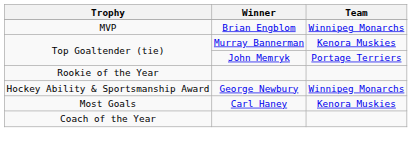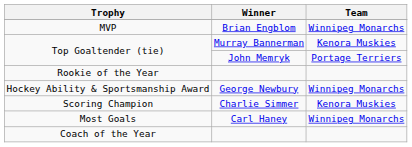+ row: (108, 104)
(356, 104) Kenora Muskies -> (356, 119) Winnipeg Monarchs
